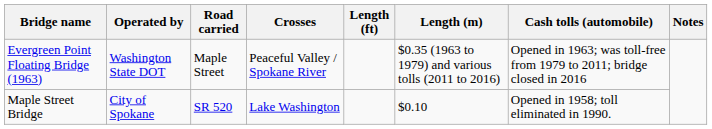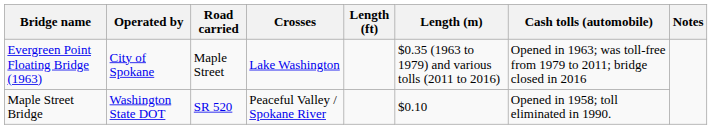(140, 64) Washington State DOT -> (132, 64) City of Spokane
(293, 64) Peaceful Valley / Spokane River -> (295, 64) Lake Washington
(132, 106) City of Spokane -> (140, 106) Washington State DOT
(295, 106) Lake Washington -> (293, 106) Peaceful Valley / Spokane River
